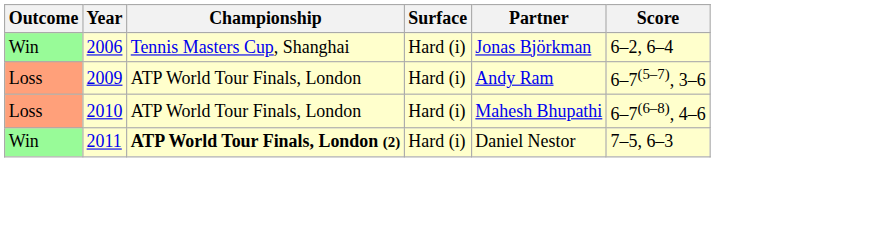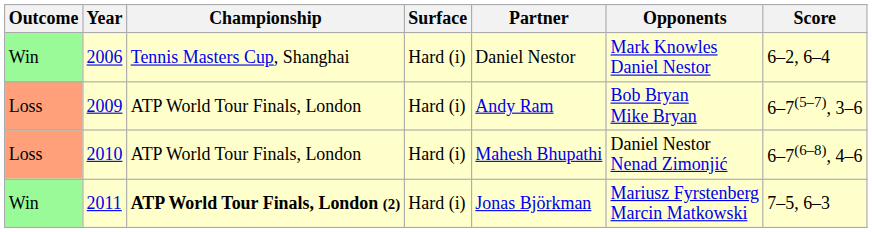+ column: (685, 18)
(533, 47) Jonas Björkman -> (525, 57) Daniel Nestor
(525, 142) Daniel Nestor -> (533, 202) Jonas Björkman
